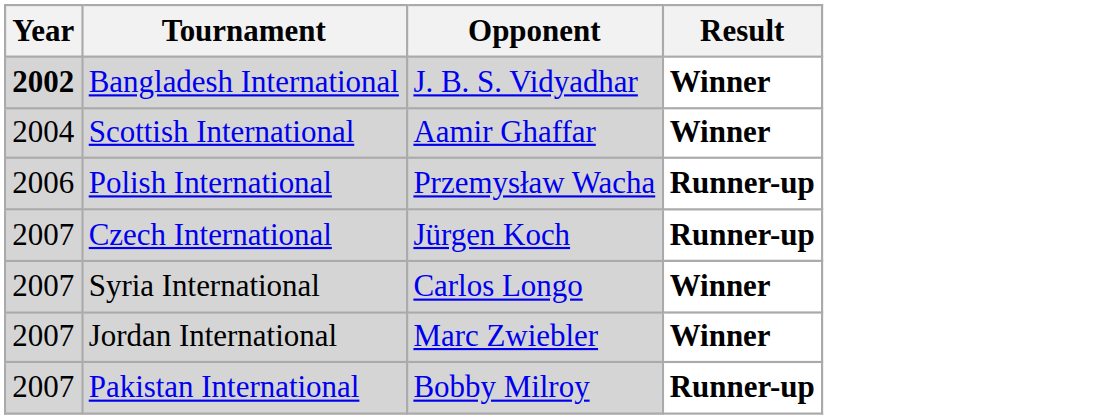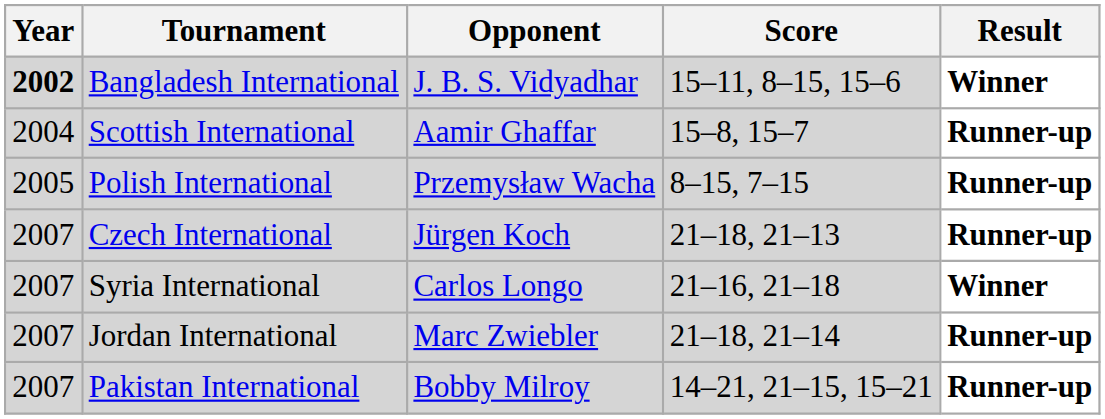+ column: (801, 30)
(720, 132) Winner -> (1020, 132) Runner-up
(43, 183) 2006 -> (43, 183) 2005
(720, 336) Winner -> (1020, 336) Runner-up
